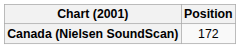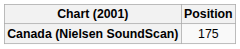(208, 33) 172 -> (208, 33) 175
